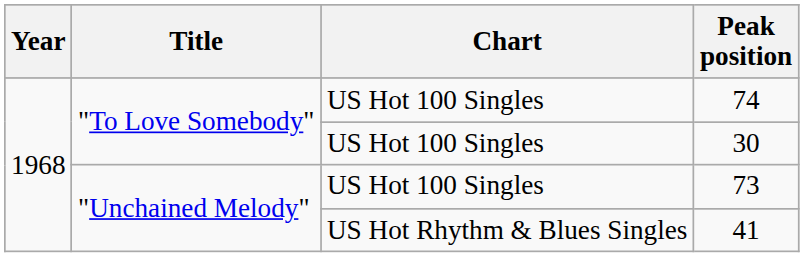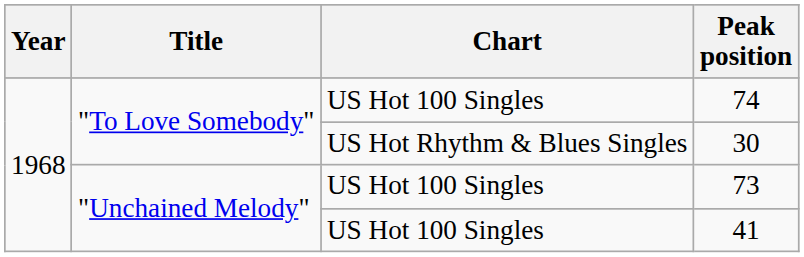(435, 142) US Hot 100 Singles -> (507, 142) US Hot Rhythm & Blues Singles
(507, 229) US Hot Rhythm & Blues Singles -> (435, 229) US Hot 100 Singles
